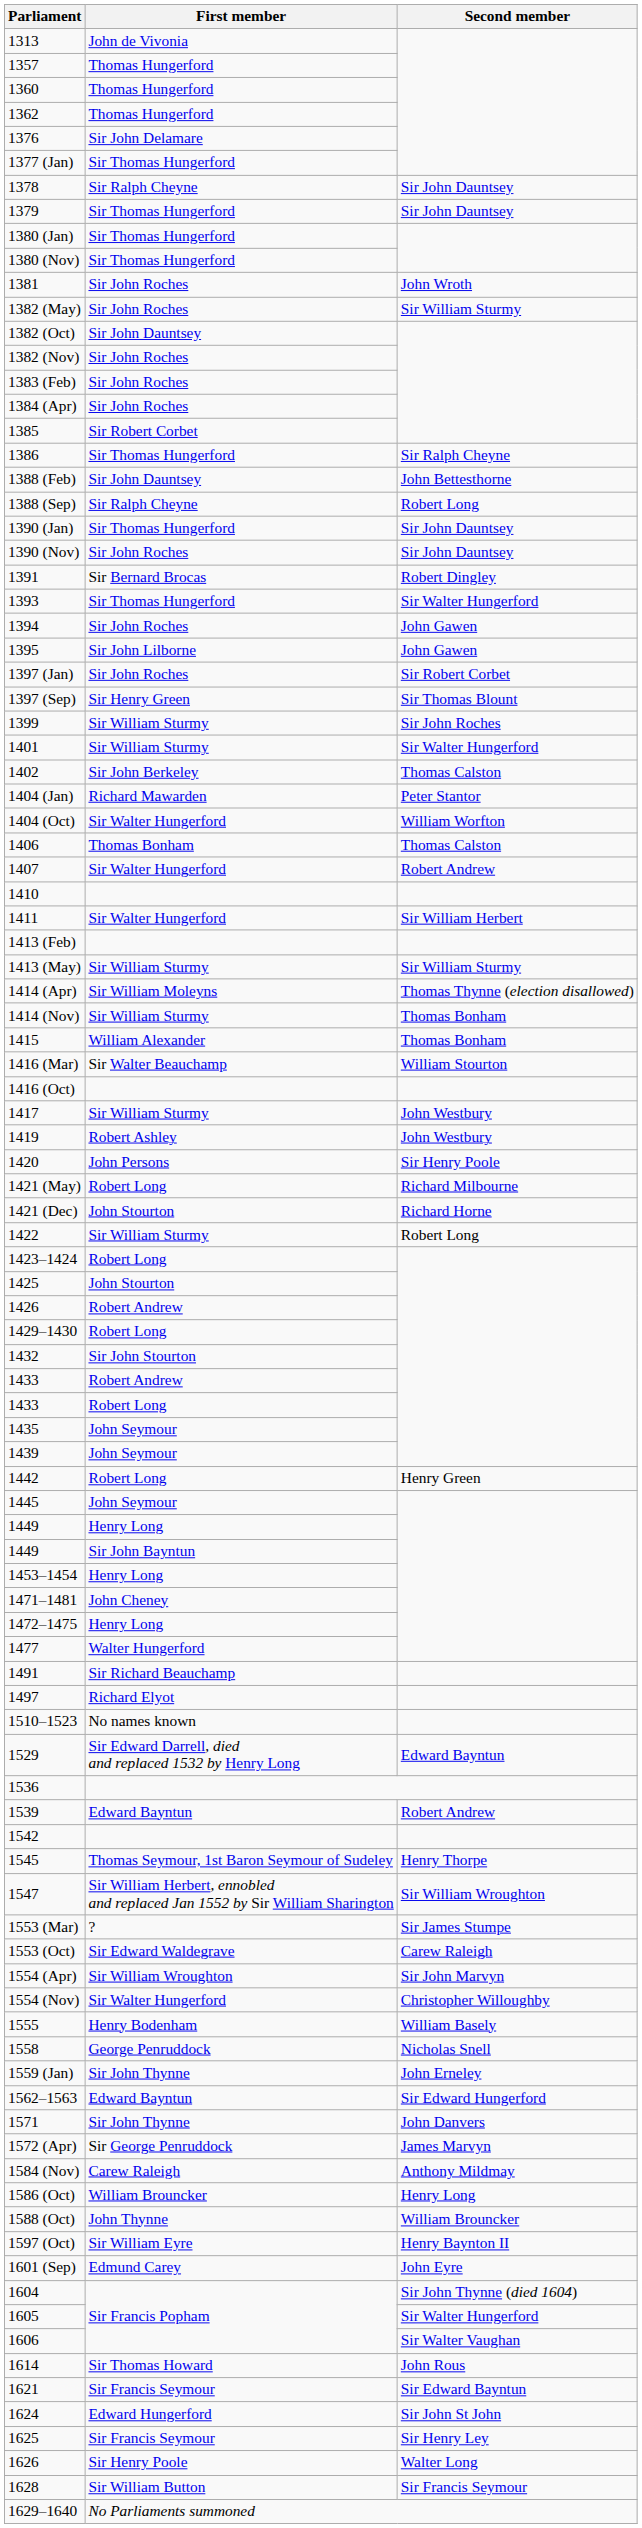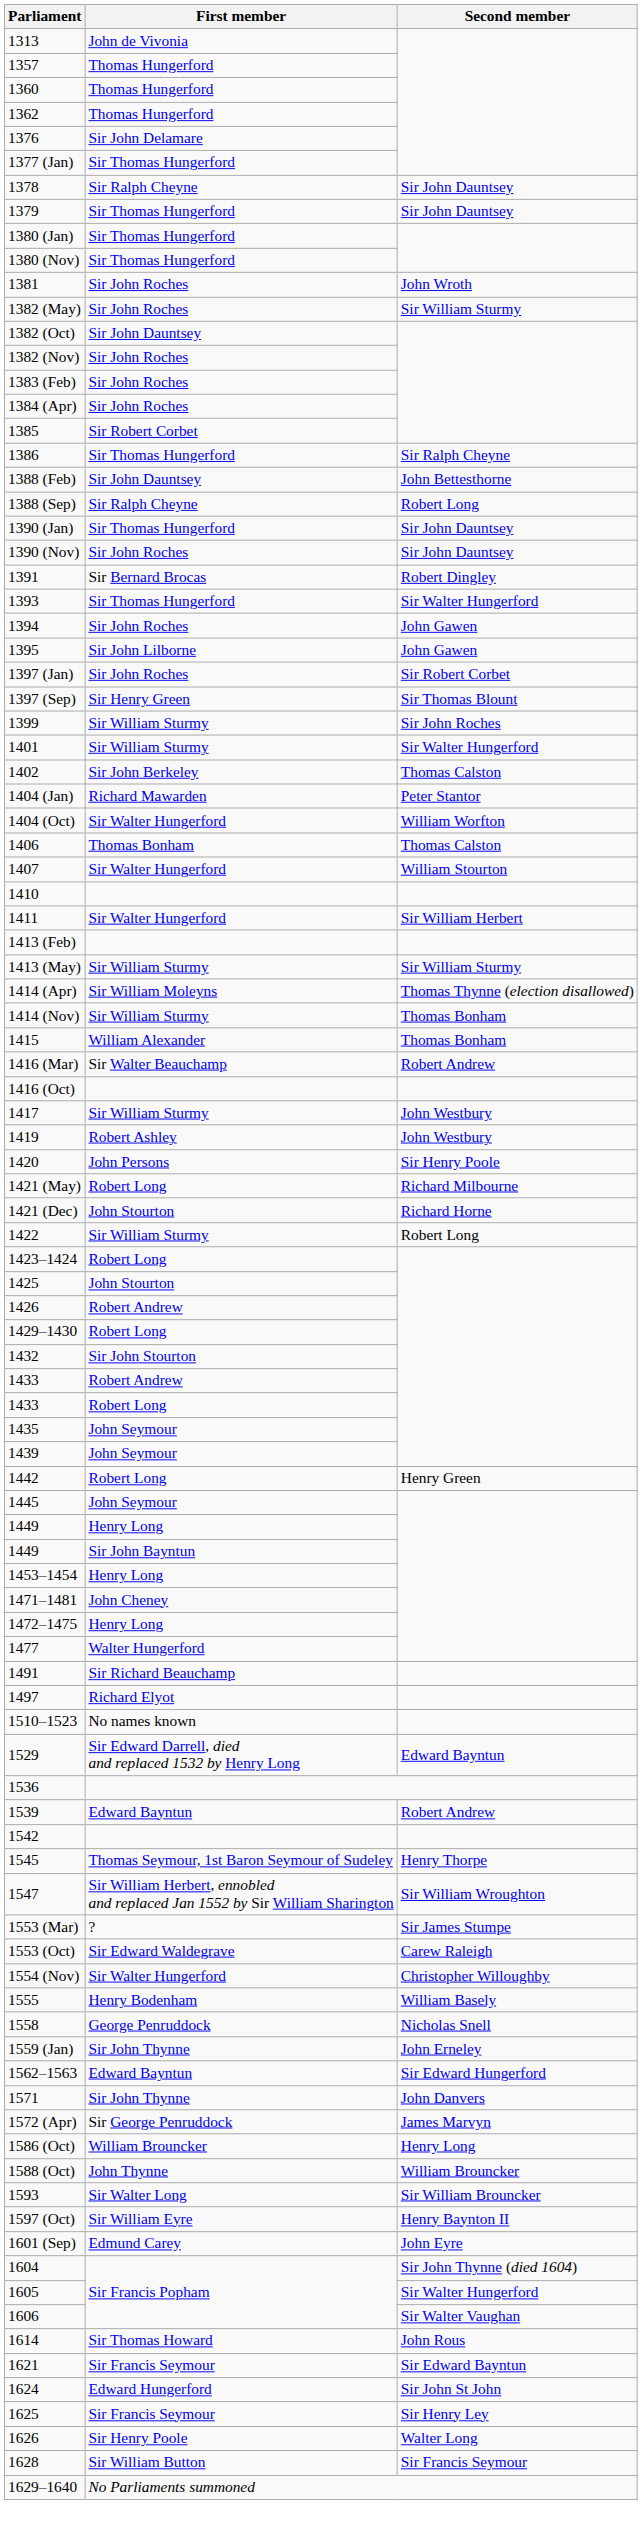(448, 869) Robert Andrew -> (454, 869) William Stourton
(454, 1064) William Stourton -> (448, 1064) Robert Andrew
- row: (42, 1975)
- row: (44, 2170)
+ row: (23, 2194)
